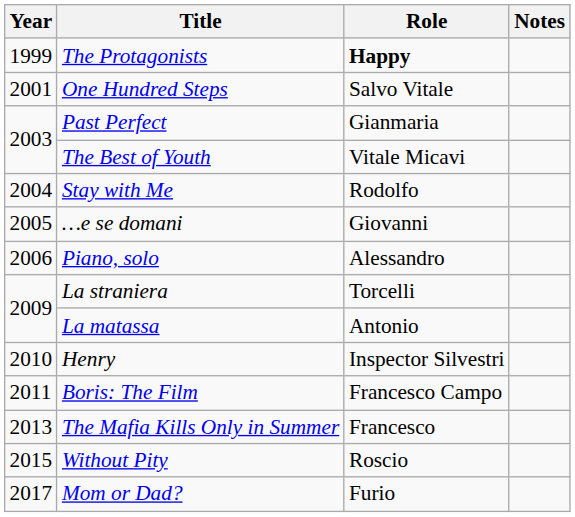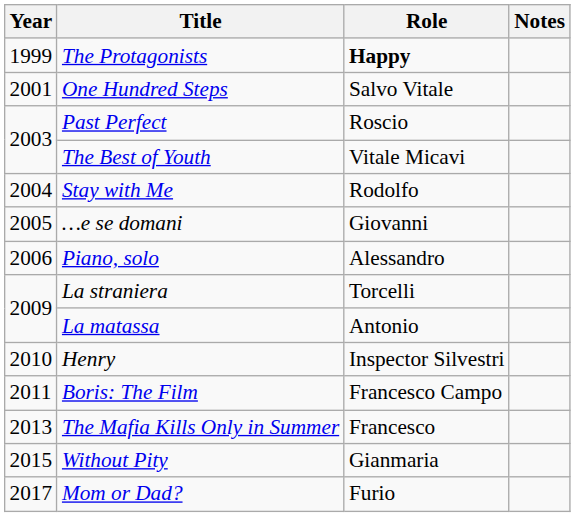(394, 122) Gianmaria -> (379, 122) Roscio
(379, 460) Roscio -> (394, 460) Gianmaria
